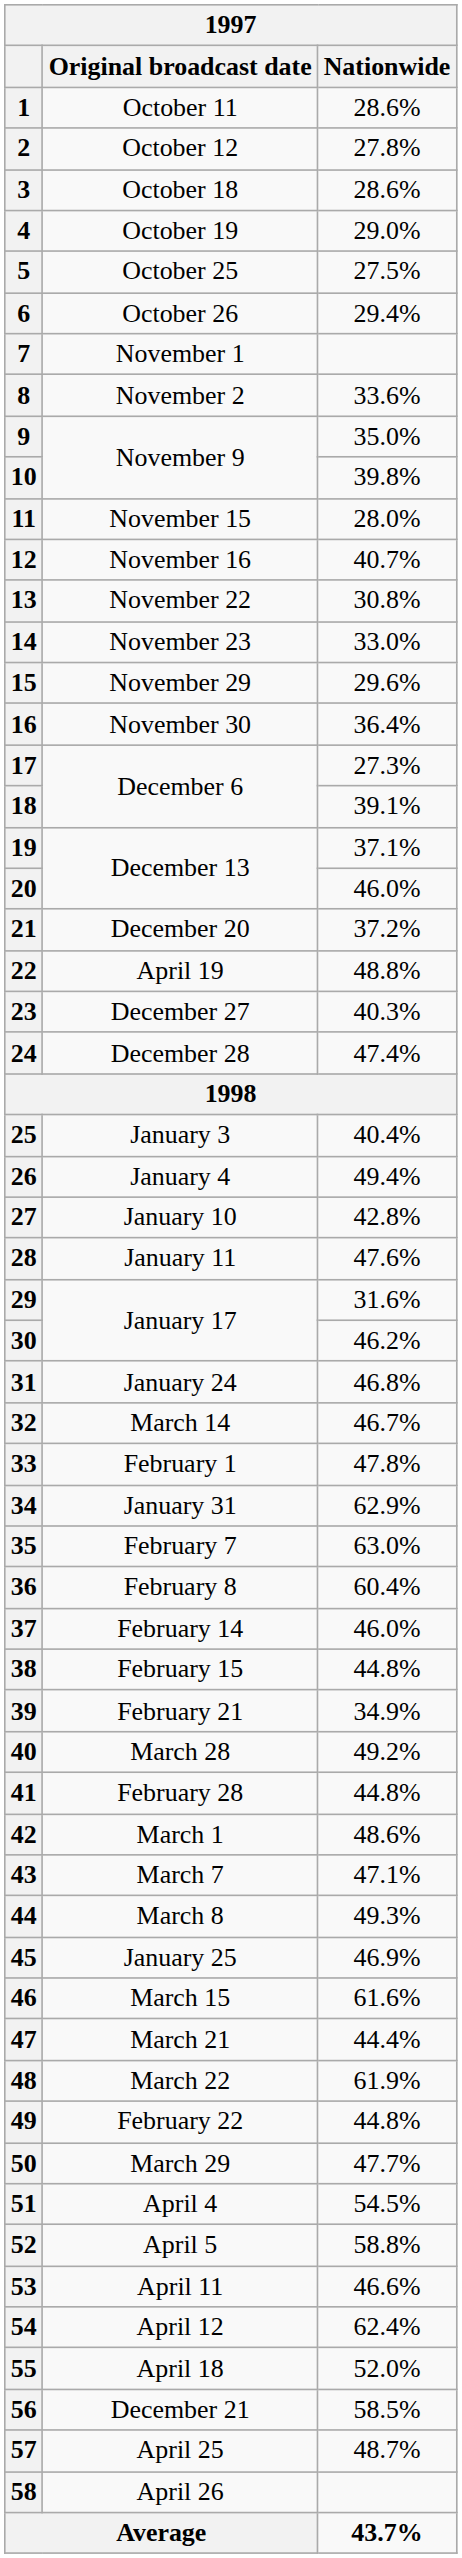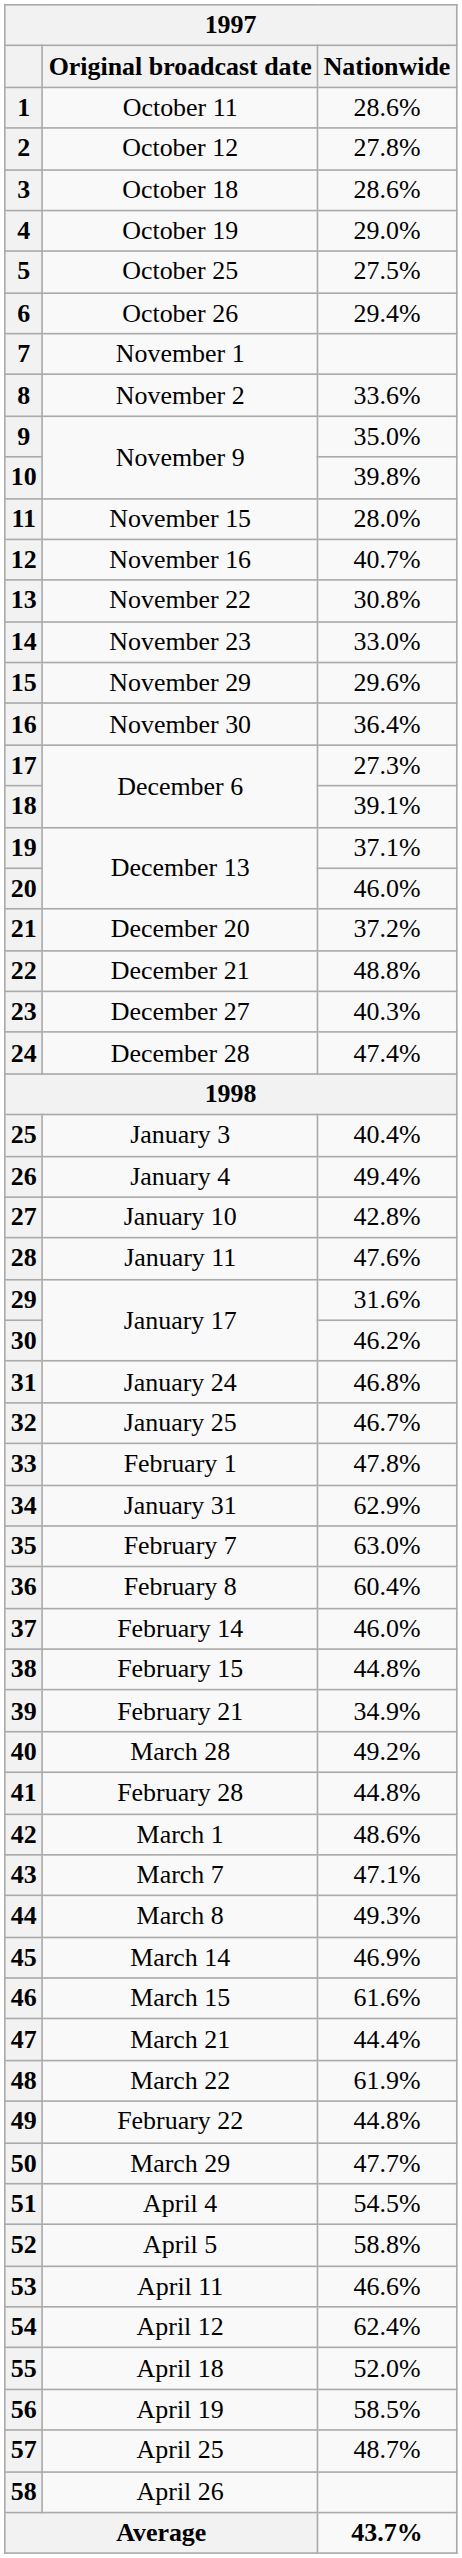(180, 970) April 19 -> (180, 970) December 21
(180, 1422) March 14 -> (180, 1422) January 25
(180, 1957) January 25 -> (180, 1957) March 14
(180, 2409) December 21 -> (180, 2409) April 19
